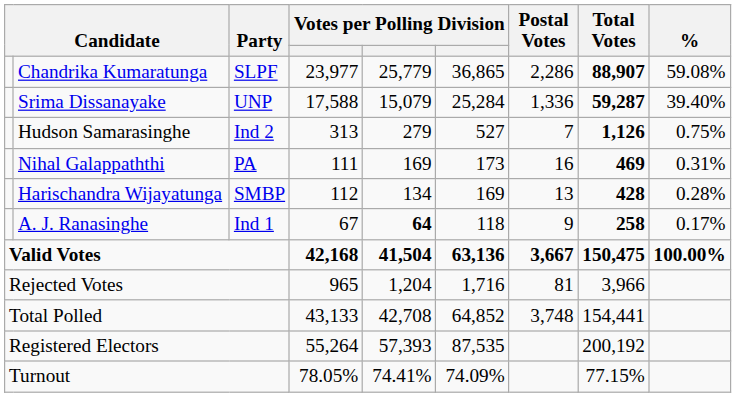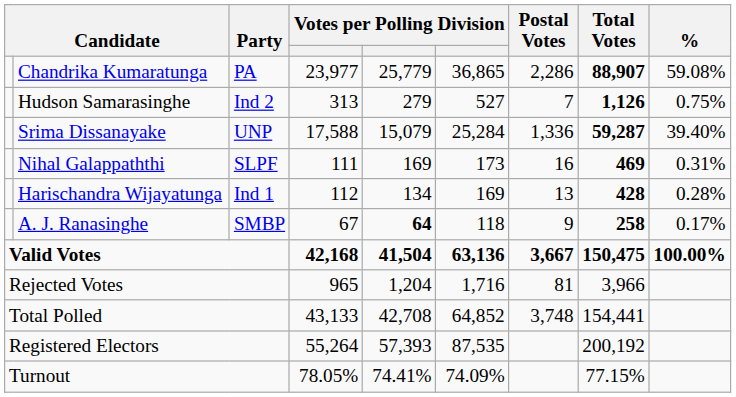(256, 71) SLPF -> (245, 71) PA
rows swapped: (92, 102) <-> (104, 132)
(245, 163) PA -> (256, 163) SLPF
(259, 193) SMBP -> (254, 193) Ind 1
(254, 224) Ind 1 -> (259, 224) SMBP
